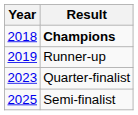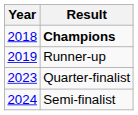(22, 99) 2025 -> (22, 99) 2024
